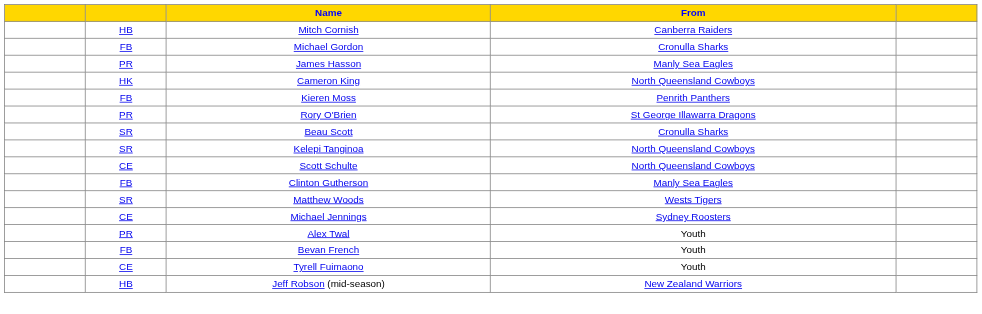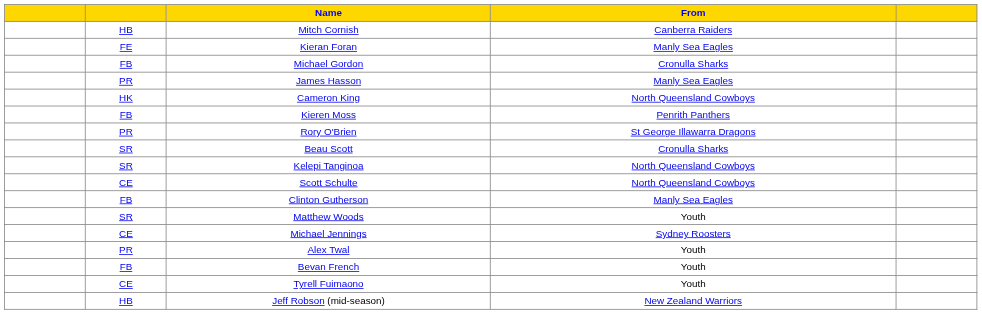+ row: (329, 47)
(693, 199) Wests Tigers -> (693, 216) Youth
